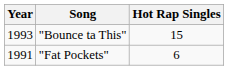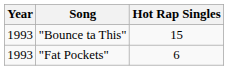(20, 55) 1991 -> (20, 55) 1993
